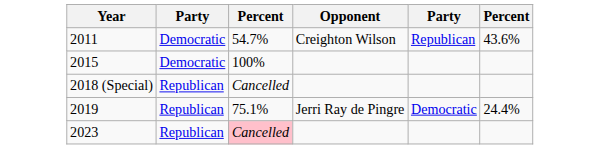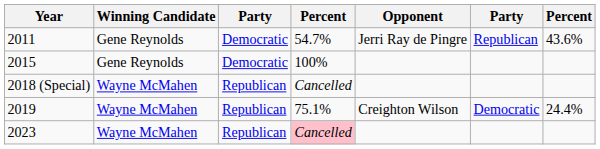+ column: (156, 16)
(346, 39) Creighton Wilson -> (413, 39) Jerri Ray de Pingre
(350, 109) Jerri Ray de Pingre -> (408, 109) Creighton Wilson
